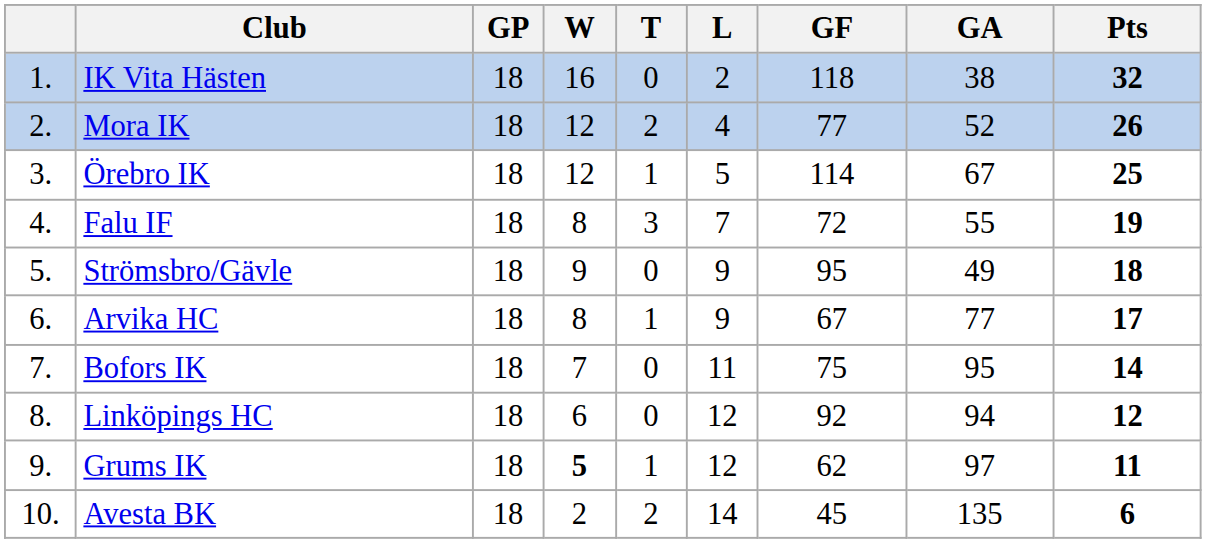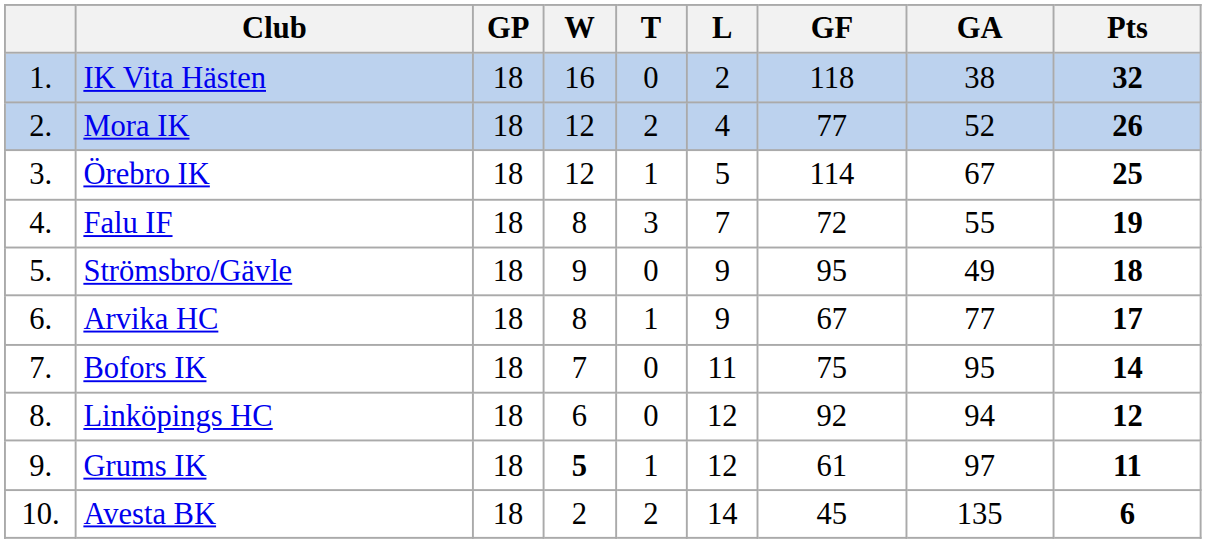(832, 464) 62 -> (832, 464) 61
